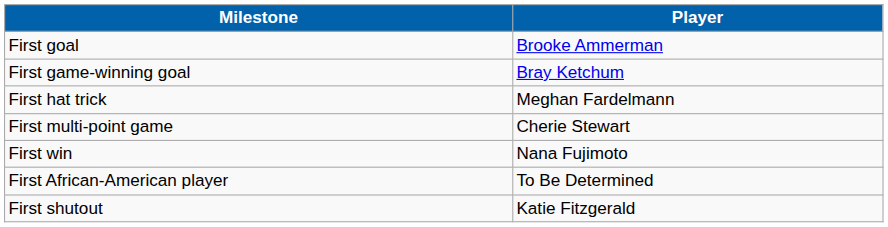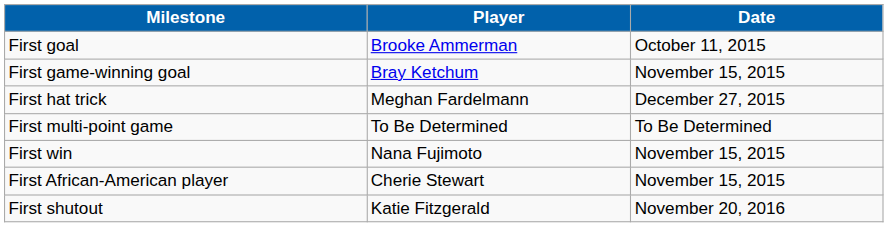+ column: (757, 18)
(573, 126) Cherie Stewart -> (439, 126) To Be Determined
(585, 180) To Be Determined -> (427, 180) Cherie Stewart
